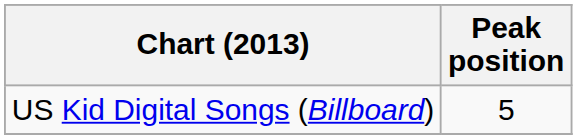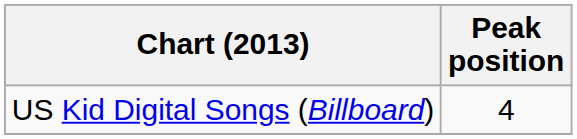(506, 109) 5 -> (506, 109) 4
